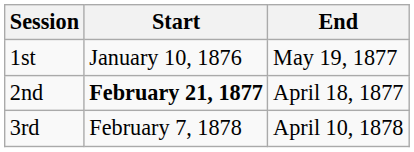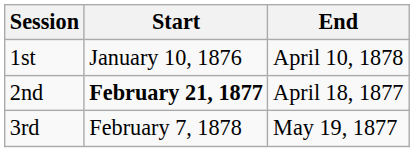(335, 57) May 19, 1877 -> (338, 57) April 10, 1878
(338, 127) April 10, 1878 -> (335, 127) May 19, 1877
